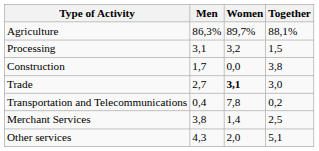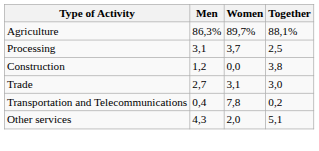(233, 48) 3,2 -> (233, 48) 3,7
(275, 48) 1,5 -> (275, 48) 2,5
(199, 66) 1,7 -> (199, 66) 1,2
(233, 84) bold -> (233, 84) normal
- row: (49, 119)
